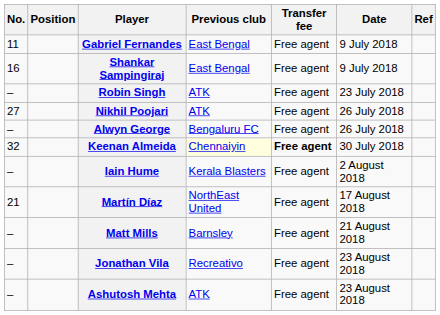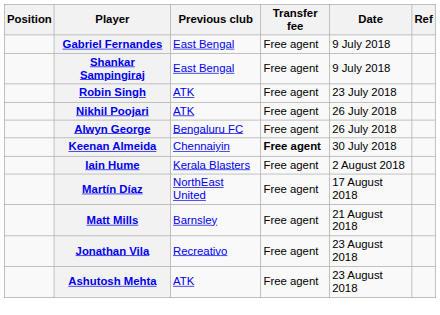- column: (16, 19)
(217, 147) lightyellow background -> (201, 147) no background
